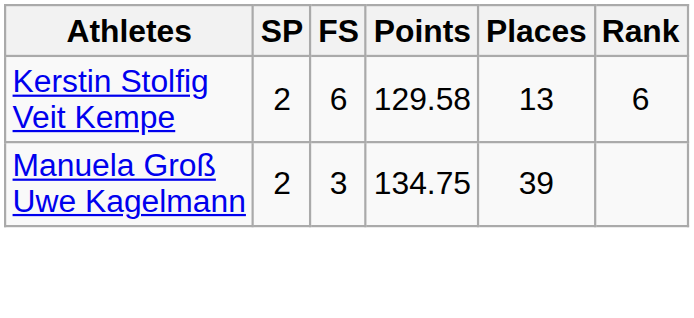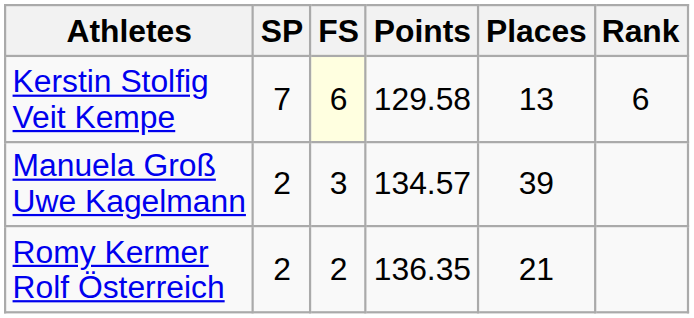(282, 99) 2 -> (282, 99) 7
(339, 99) no background -> (339, 99) lightyellow background
(422, 184) 134.75 -> (422, 184) 134.57
+ row: (119, 270)
